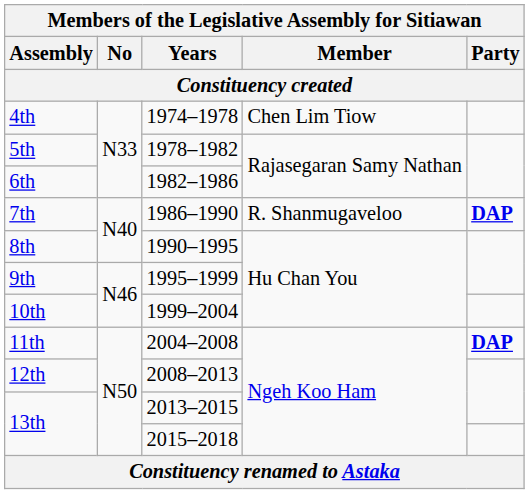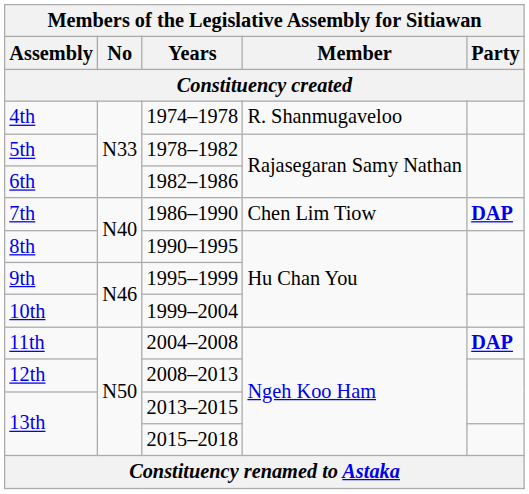(312, 117) Chen Lim Tiow -> (325, 117) R. Shanmugaveloo
(325, 213) R. Shanmugaveloo -> (312, 213) Chen Lim Tiow
